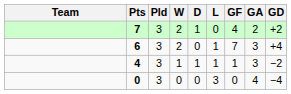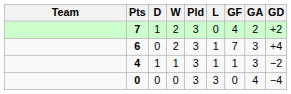columns swapped: (159, 13) <-> (197, 13)
